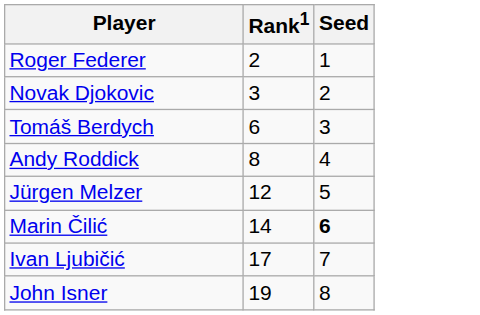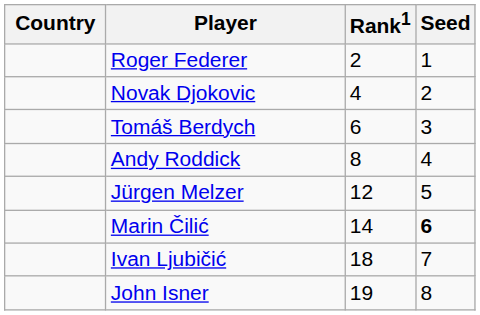+ column: (55, 23)
(254, 93) 3 -> (356, 93) 4
(260, 259) 17 -> (361, 259) 18
